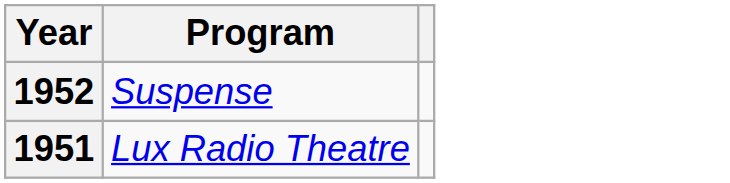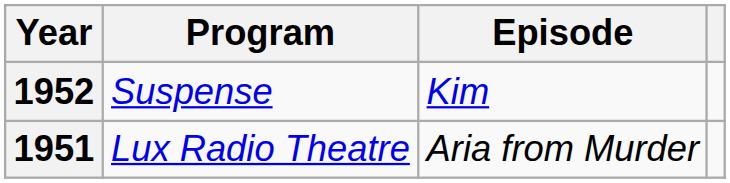+ column: (563, 33)
